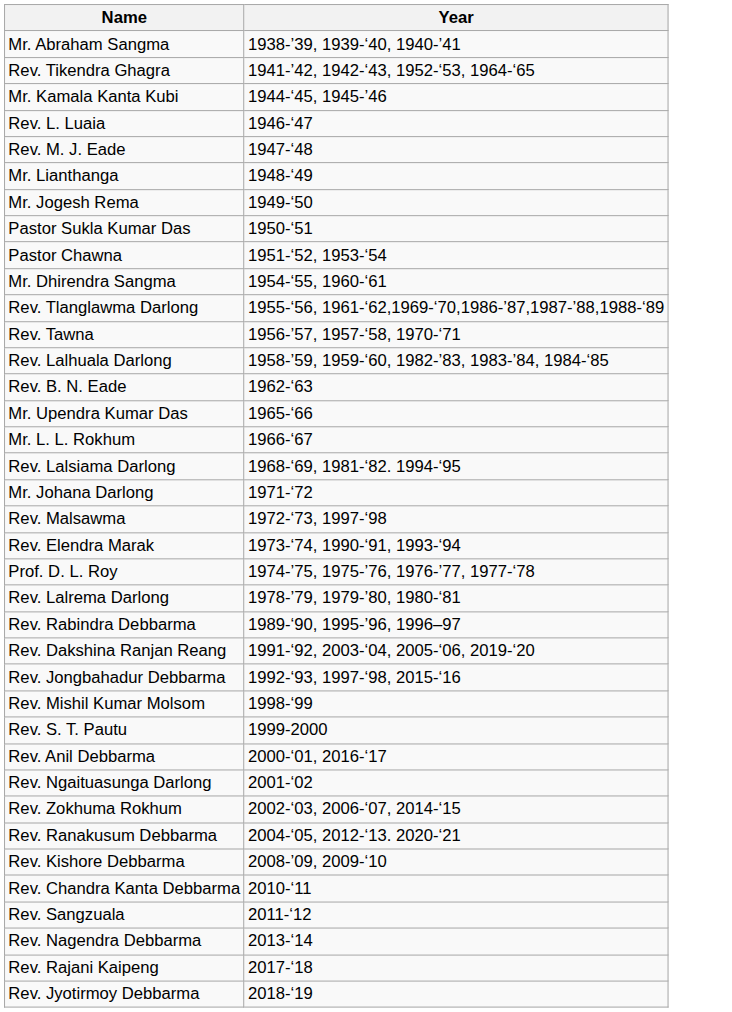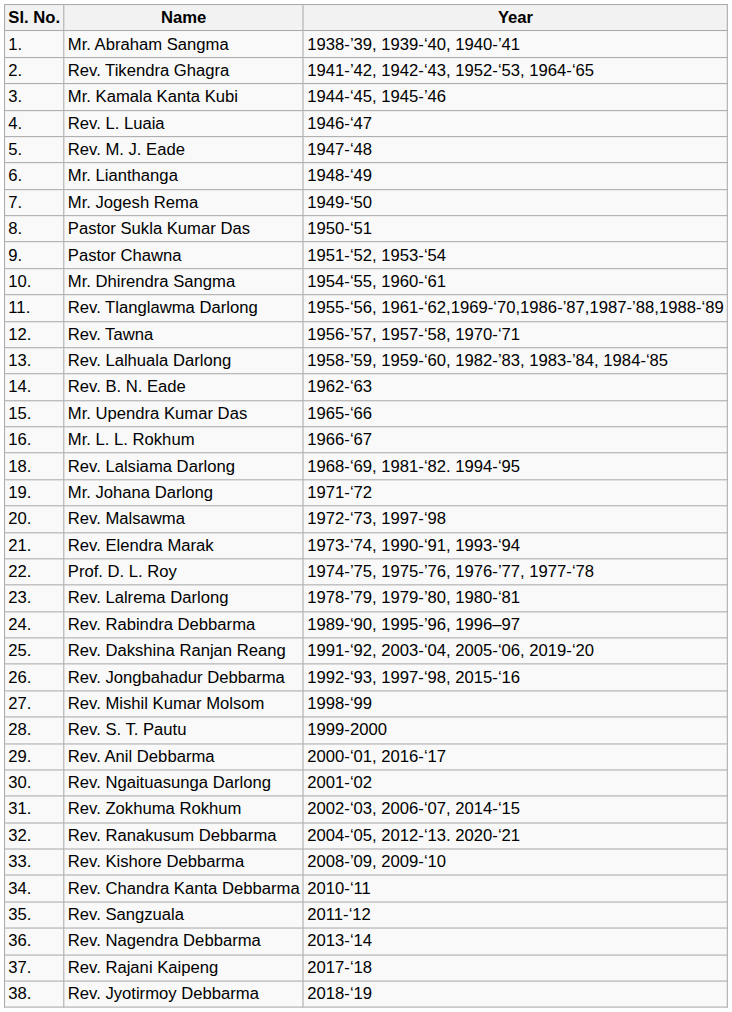+ column: (34, 17)
